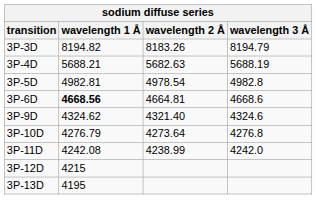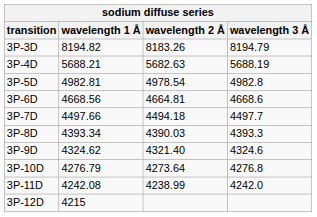(81, 99) bold -> (81, 99) normal
+ row: (22, 116)
+ row: (22, 133)
- row: (25, 185)
